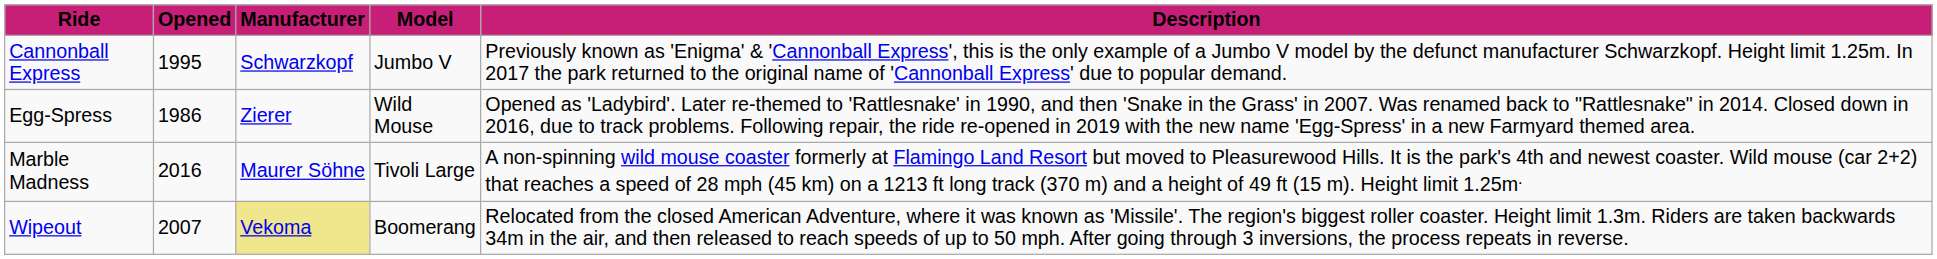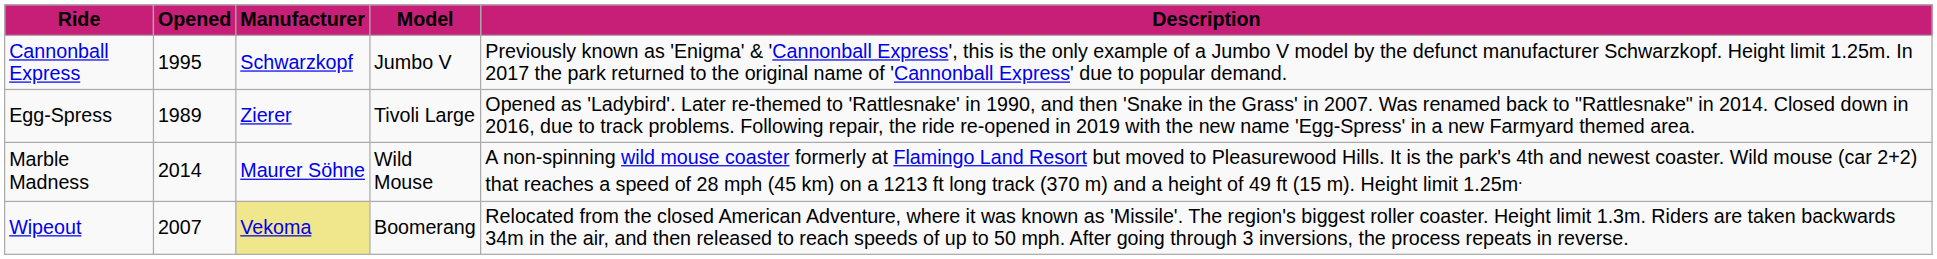(180, 115) 1986 -> (180, 115) 1989
(404, 115) Wild Mouse -> (425, 115) Tivoli Large
(180, 171) 2016 -> (180, 171) 2014
(425, 171) Tivoli Large -> (404, 171) Wild Mouse
